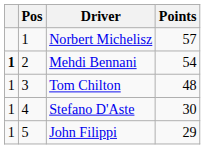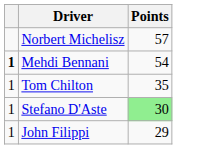- column: (32, 16)
(189, 86) 48 -> (162, 86) 35
(189, 109) no background -> (162, 109) lightgreen background
